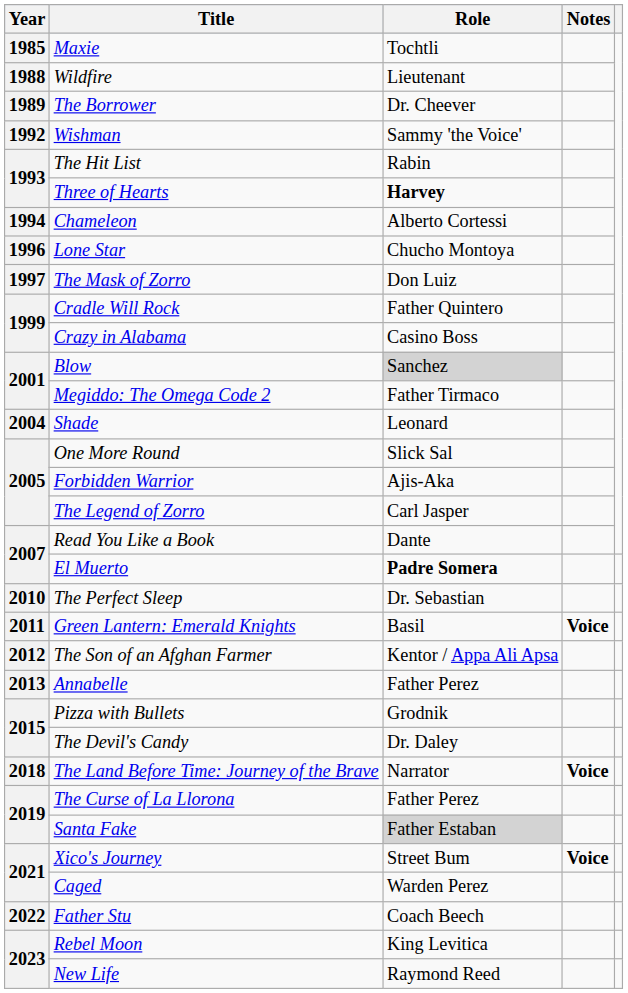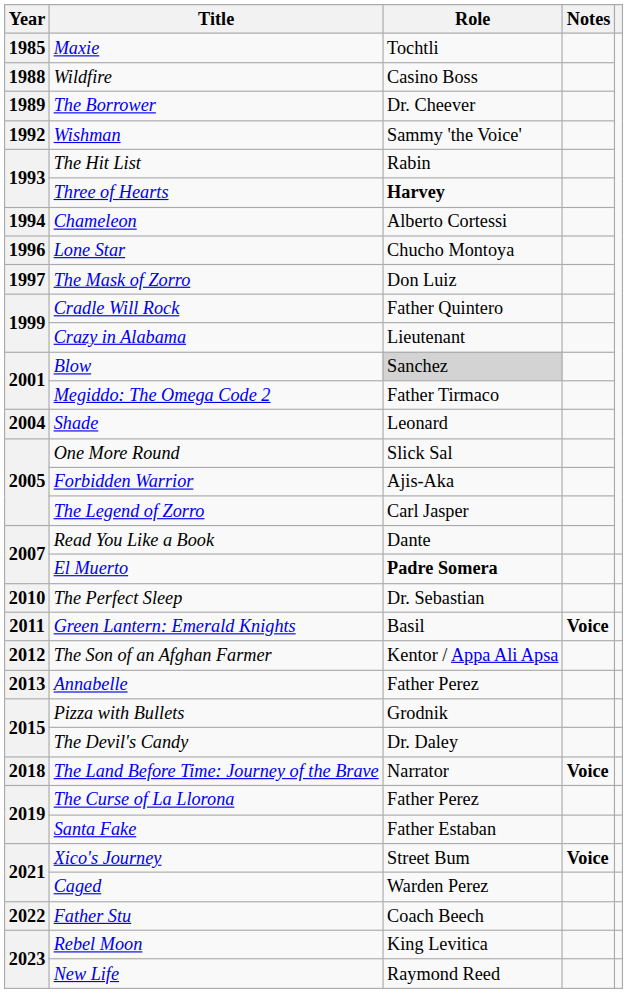(426, 76) Lieutenant -> (432, 76) Casino Boss
(432, 337) Casino Boss -> (426, 337) Lieutenant
(442, 828) lightgrey background -> (442, 828) no background
